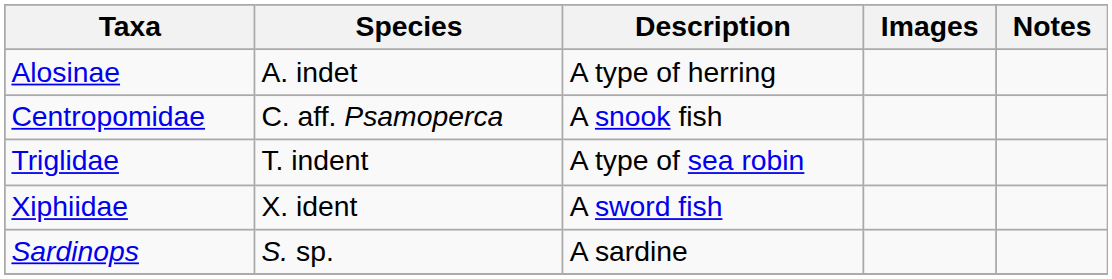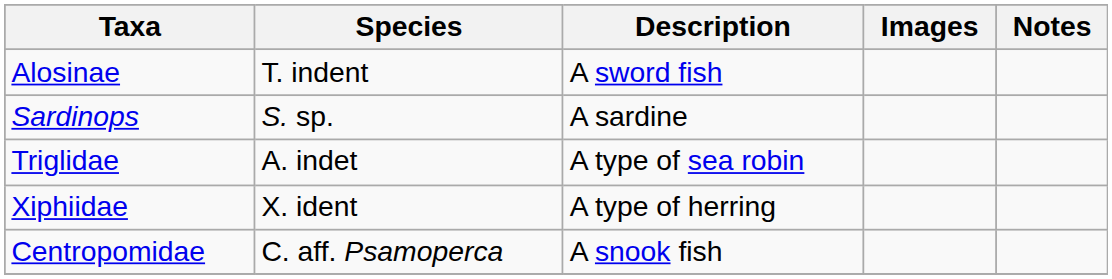(309, 71) A. indet -> (315, 71) T. indent
(673, 71) A type of herring -> (646, 71) A sword fish
rows swapped: (108, 116) <-> (75, 251)
(315, 161) T. indent -> (309, 161) A. indet
(646, 206) A sword fish -> (673, 206) A type of herring
